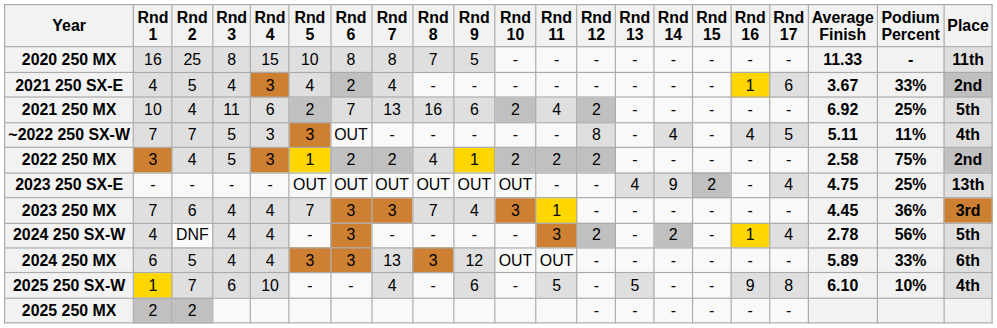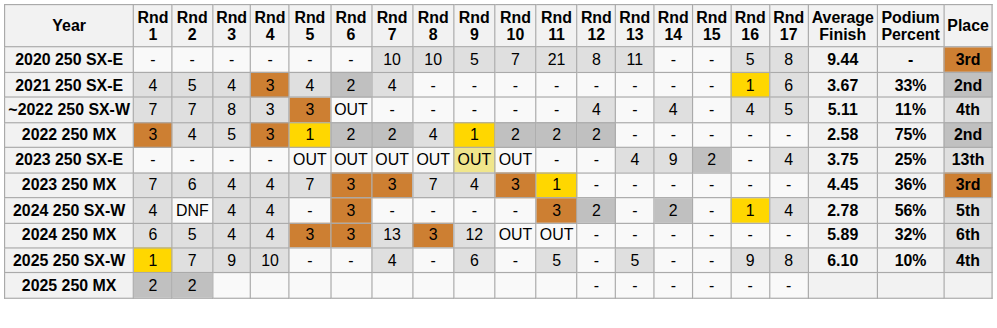+ row: (69, 59)
- row: (69, 59)
- row: (69, 110)
(232, 135) 5 -> (232, 110) 8
(596, 135) 8 -> (596, 110) 4
(474, 185) no background -> (474, 160) khaki background
(843, 185) 4.75 -> (843, 160) 3.75
(911, 260) 33% -> (911, 235) 32%
(232, 285) 6 -> (232, 260) 9
